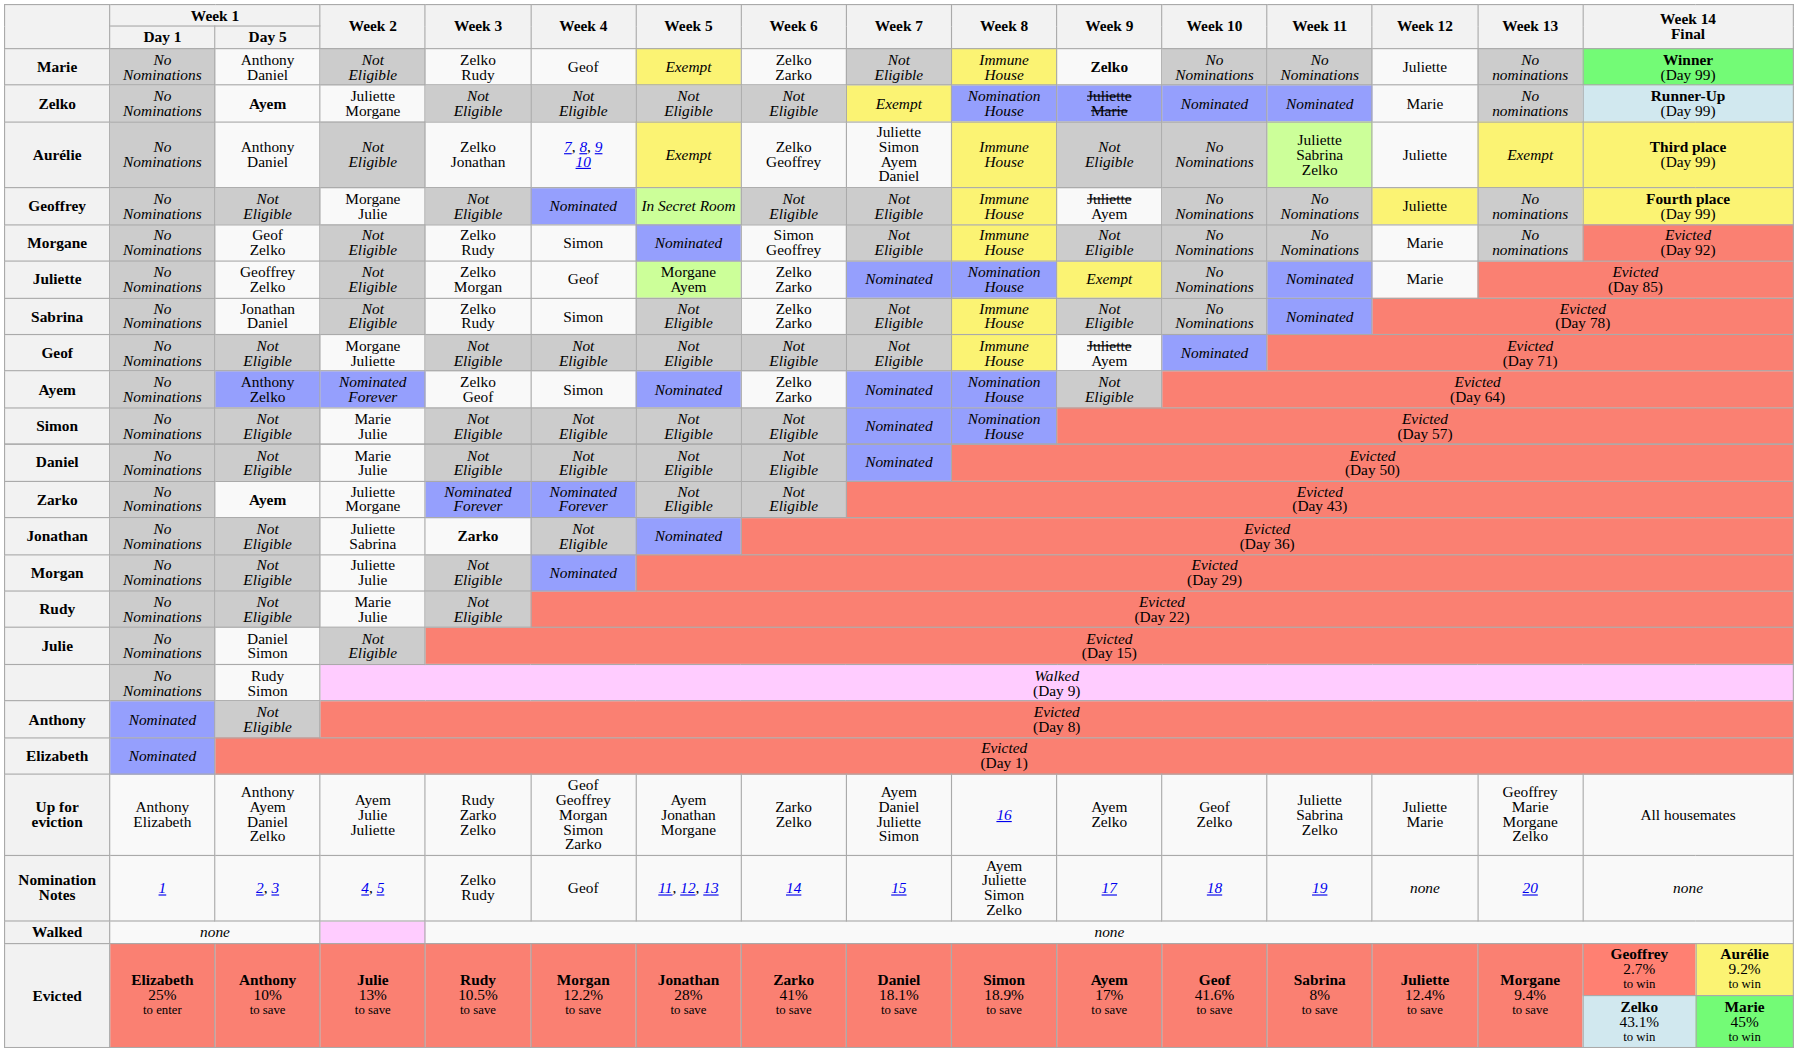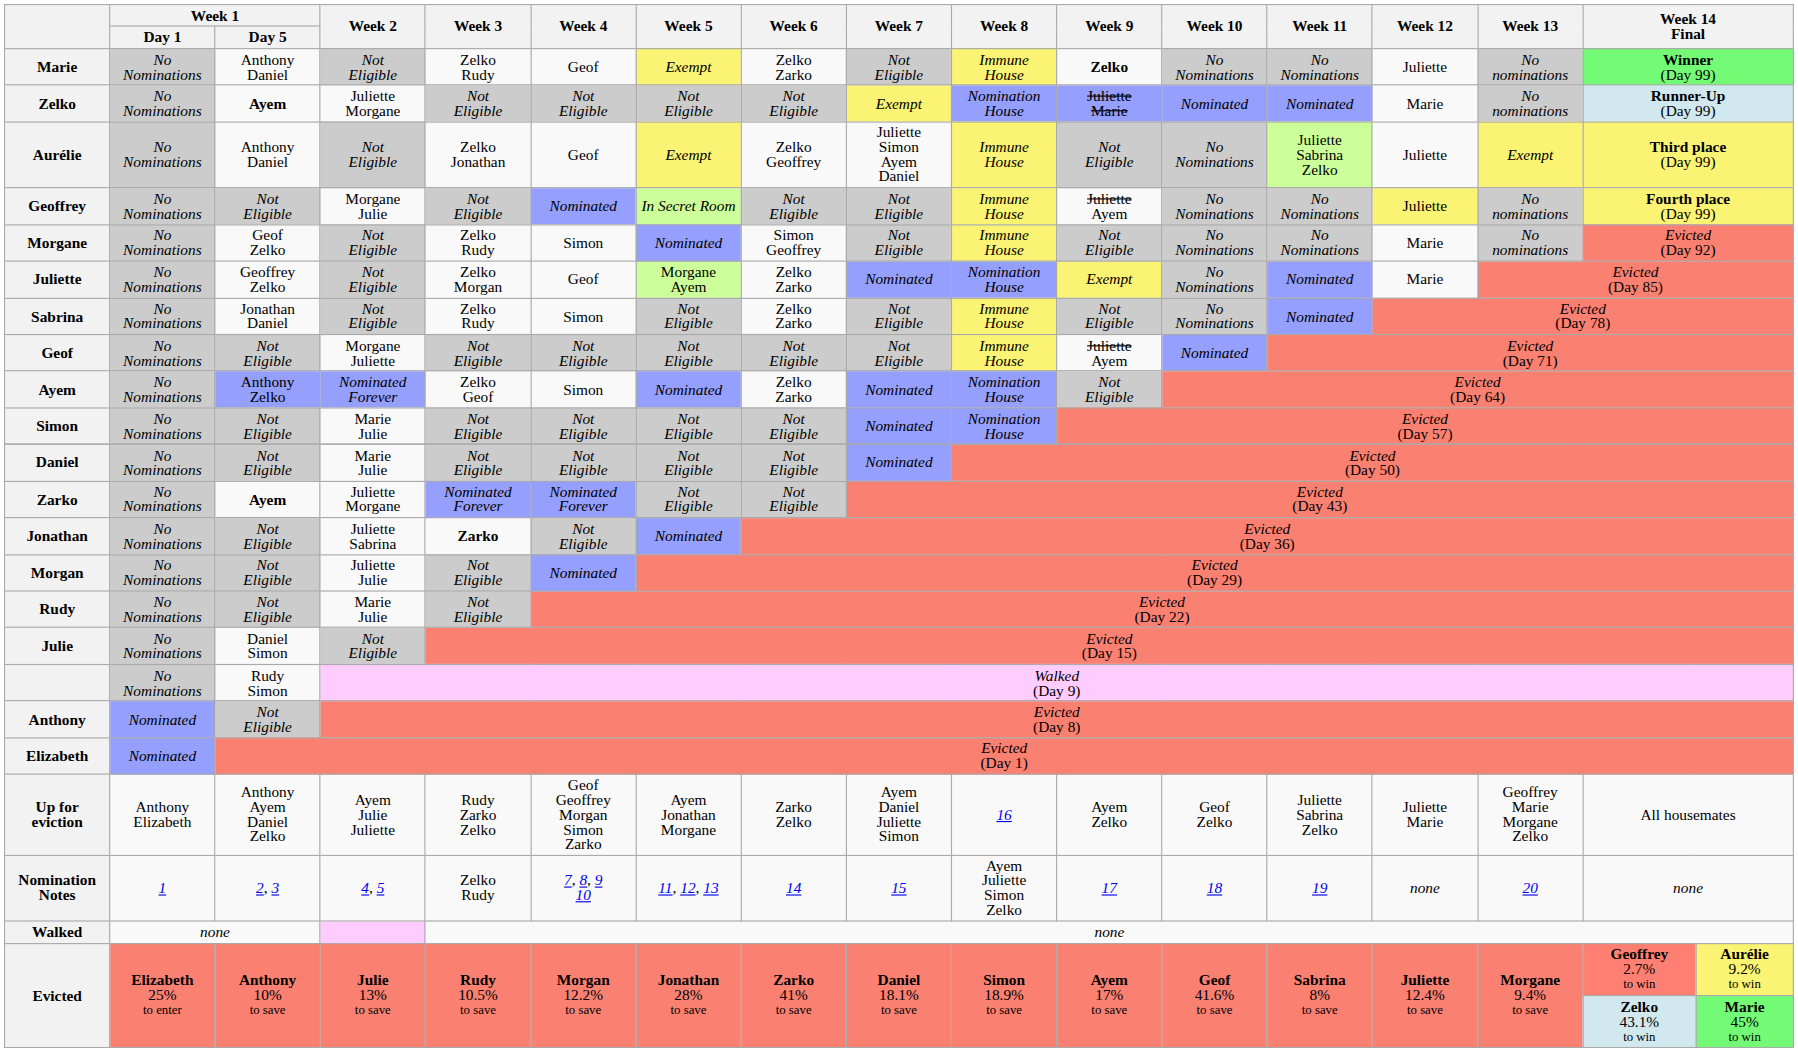(583, 154) 7, 8, 9 10 -> (583, 154) Geof
(583, 888) Geof -> (583, 888) 7, 8, 9 10
